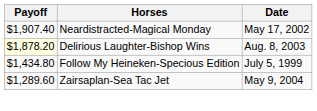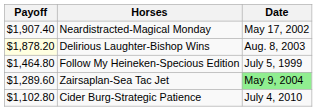(31, 64) $1,434.80 -> (31, 64) $1,464.80
(274, 81) no background -> (274, 81) lightgreen background
+ row: (130, 98)
